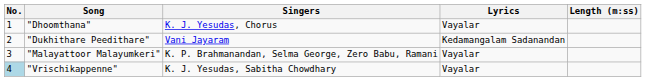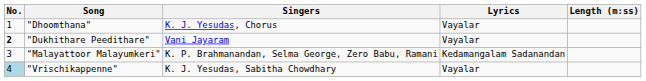(9, 41) normal -> (9, 41) bold
(504, 41) Kedamangalam Sadanandan -> (461, 41) Vayalar
(461, 55) Vayalar -> (504, 55) Kedamangalam Sadanandan
